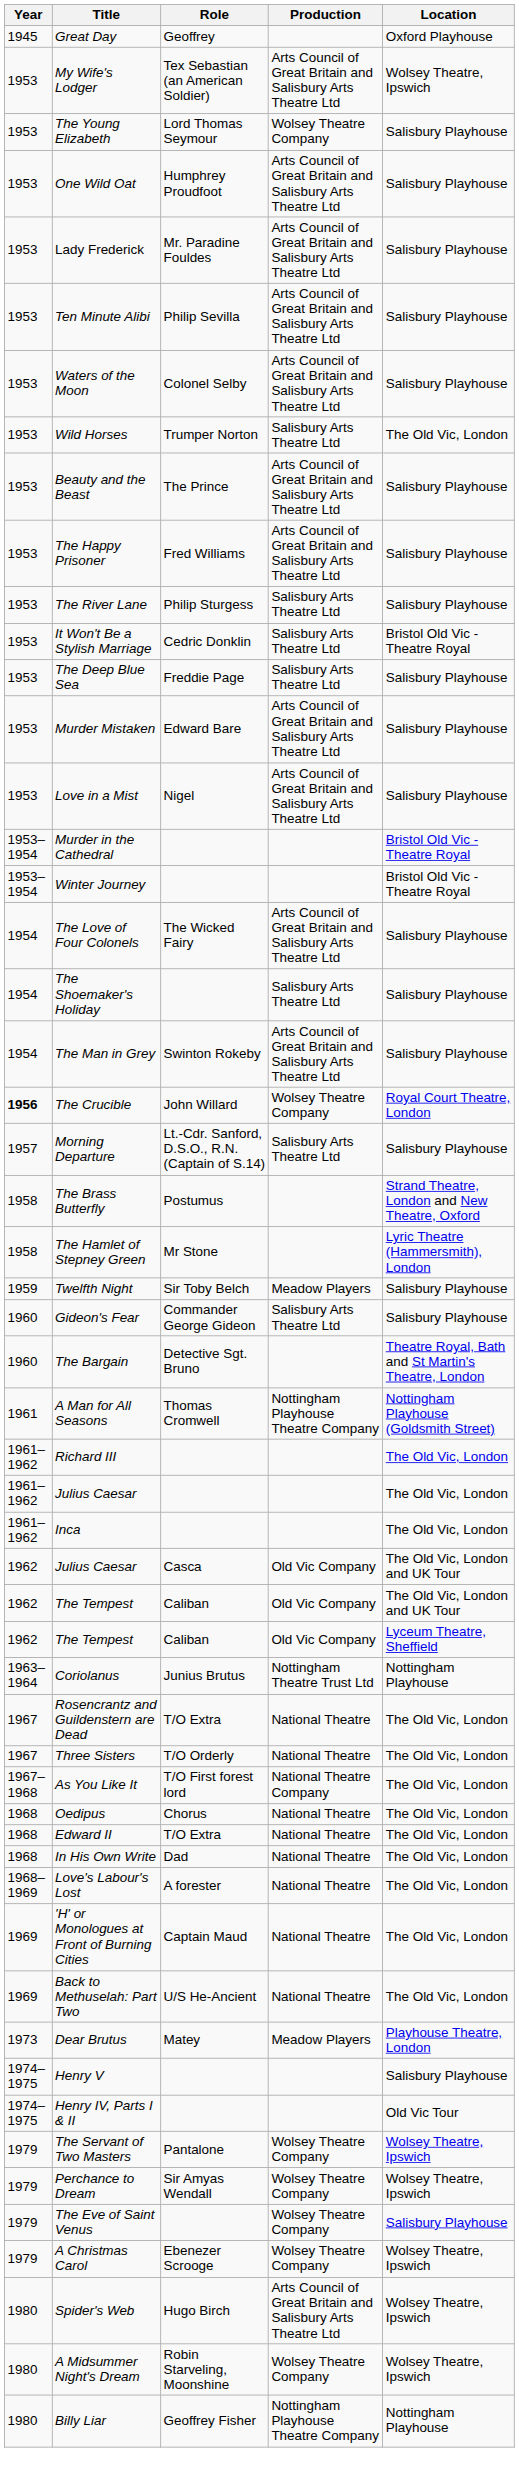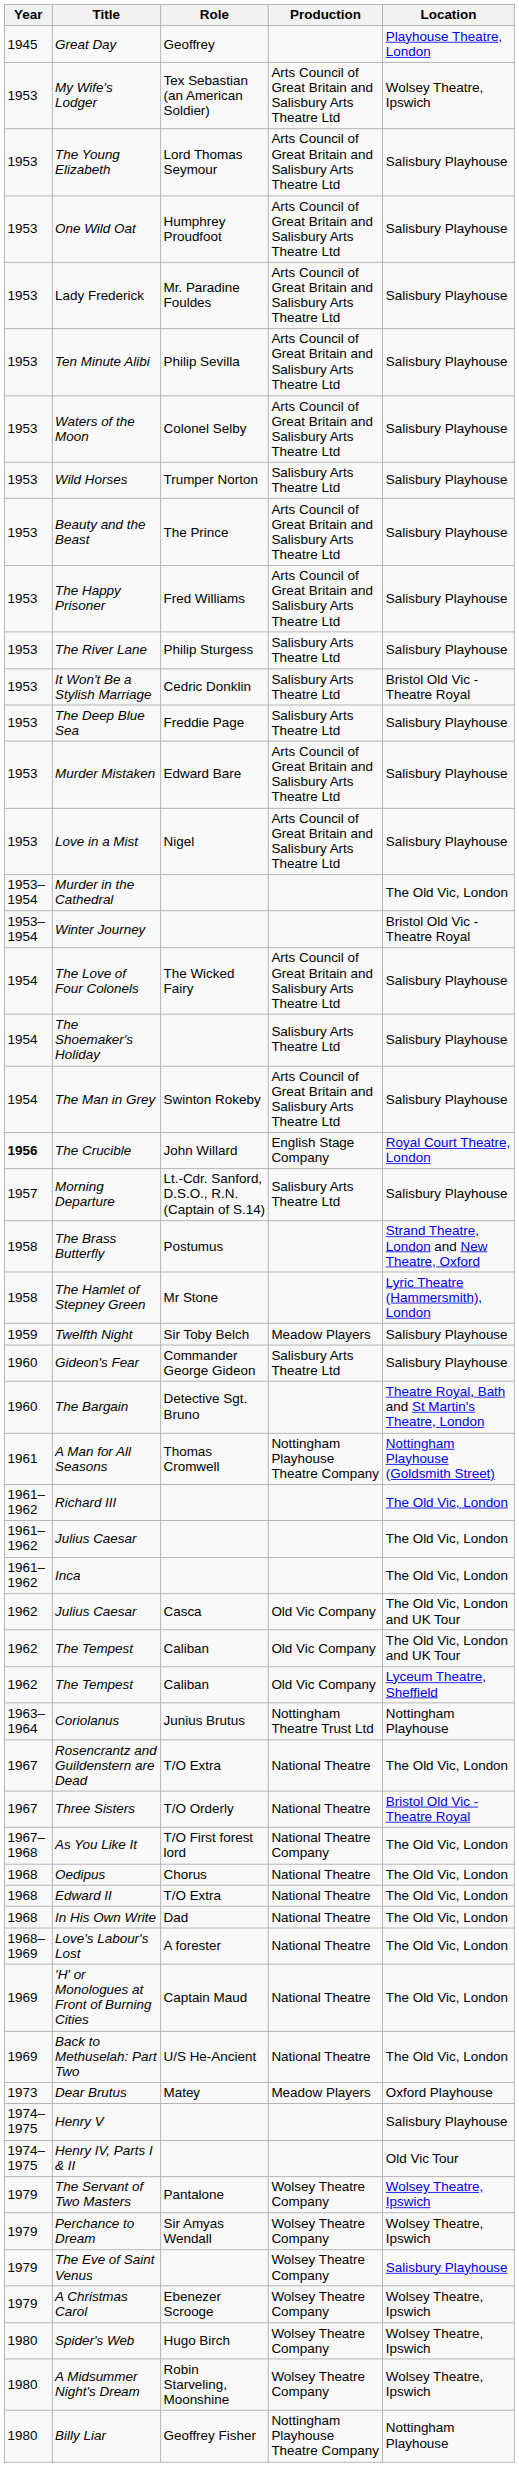(439, 36) Oxford Playhouse -> (444, 44) Playhouse Theatre, London
(318, 132) Wolsey Theatre Company -> (322, 162) Arts Council of Great Britain and Salisbury Arts Theatre Ltd
(447, 435) The Old Vic, London -> (447, 480) Salisbury Playhouse
(432, 847) Bristol Old Vic - Theatre Royal -> (447, 892) The Old Vic, London
(318, 1105) Wolsey Theatre Company -> (313, 1150) English Stage Company
(447, 1756) The Old Vic, London -> (432, 1809) Bristol Old Vic - Theatre Royal
(444, 2040) Playhouse Theatre, London -> (439, 2093) Oxford Playhouse
(322, 2310) Arts Council of Great Britain and Salisbury Arts Theatre Ltd -> (318, 2340) Wolsey Theatre Company
